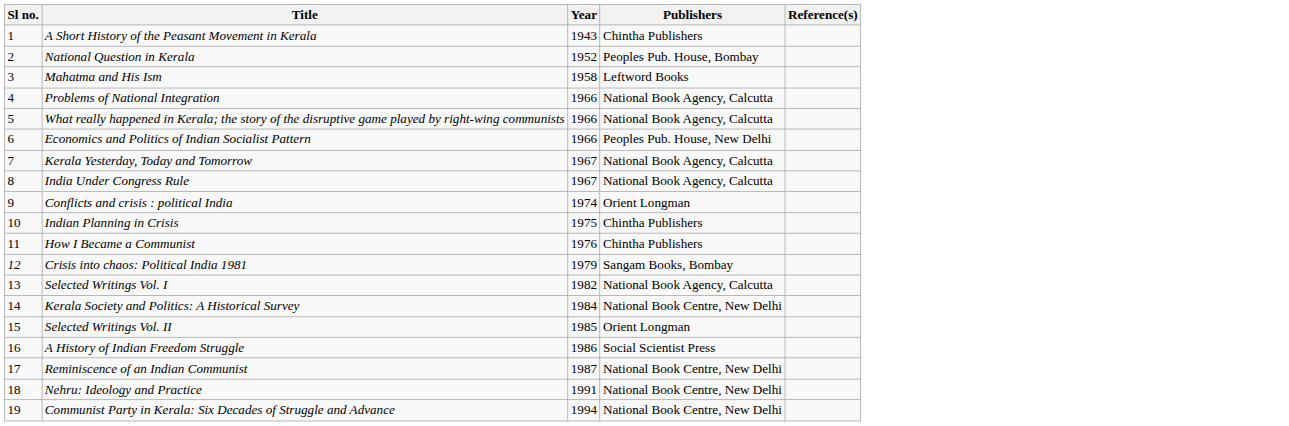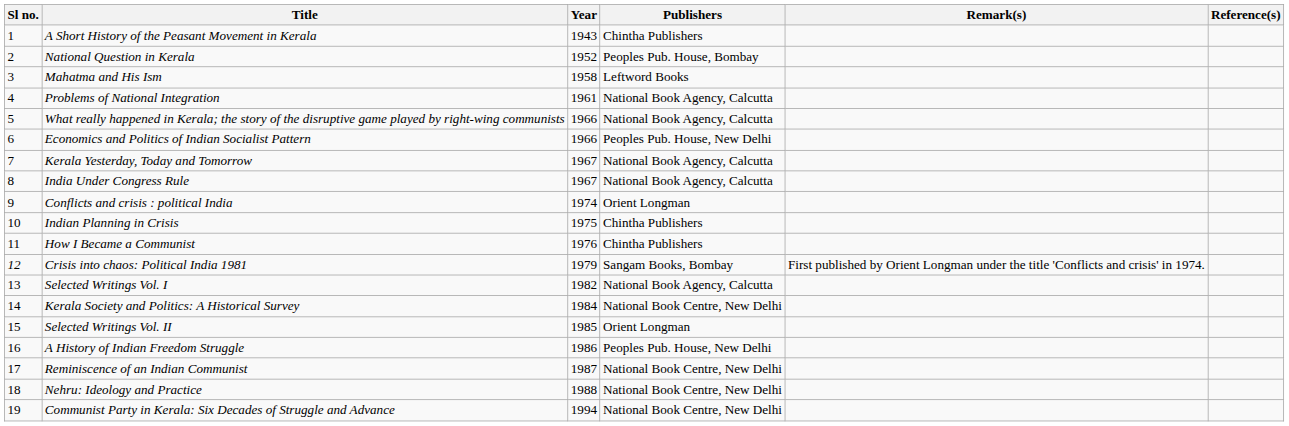+ column: (996, 14)
(584, 98) 1966 -> (584, 98) 1961
(659, 347) Social Scientist Press -> (687, 347) Peoples Pub. House, New Delhi
(584, 389) 1991 -> (584, 389) 1988
